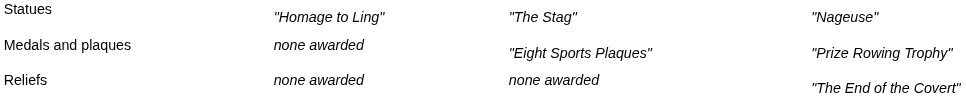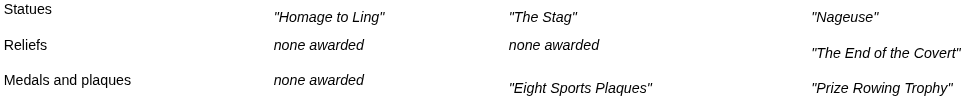rows swapped: (25, 80) <-> (67, 45)
